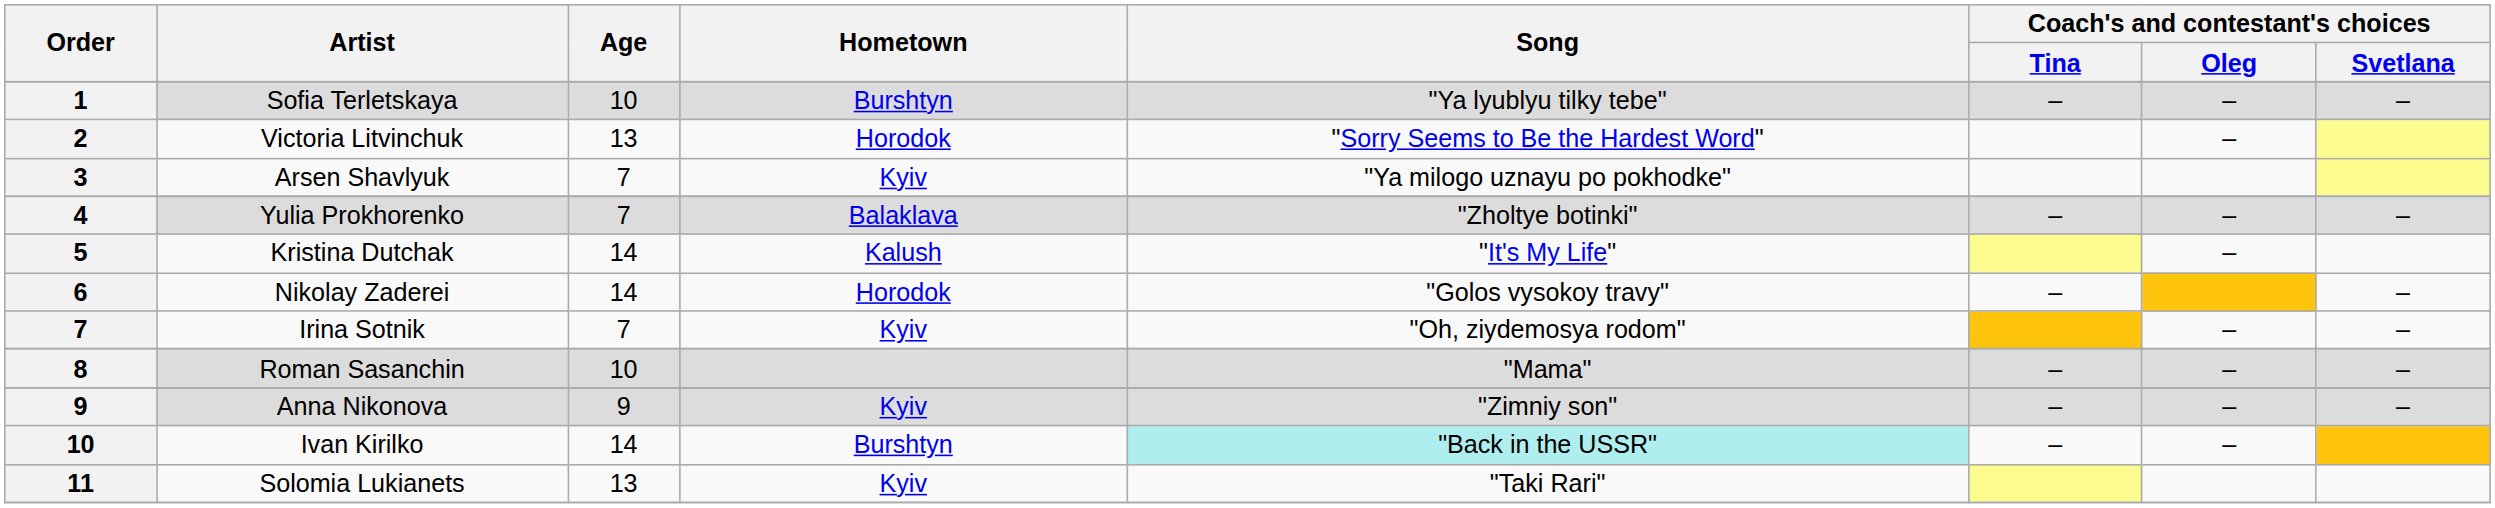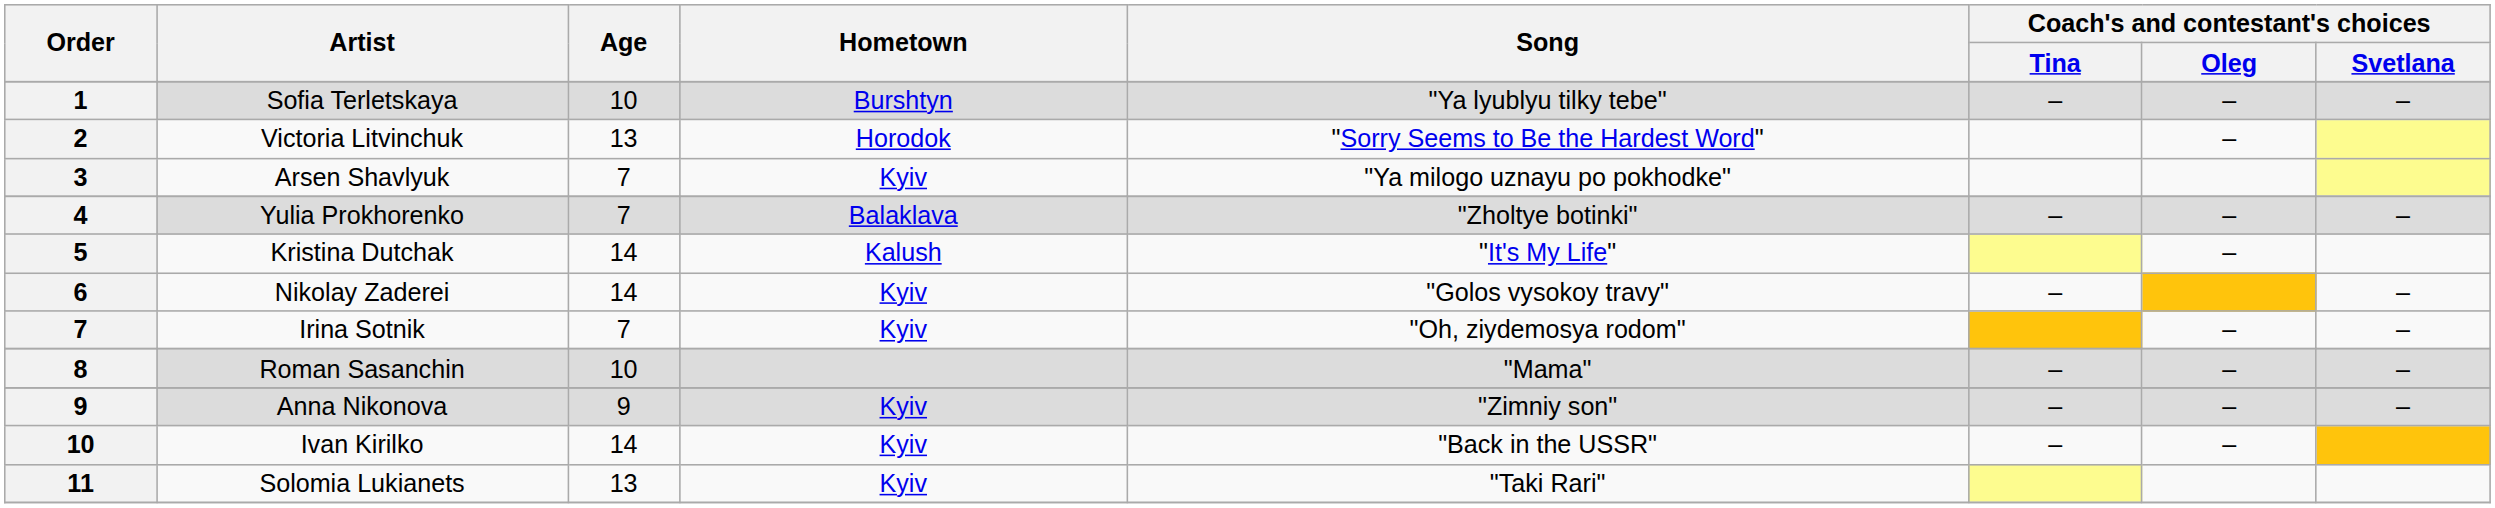(903, 292) Horodok -> (903, 292) Kyiv
(903, 445) Burshtyn -> (903, 445) Kyiv
(1548, 445) paleturquoise background -> (1548, 445) no background
